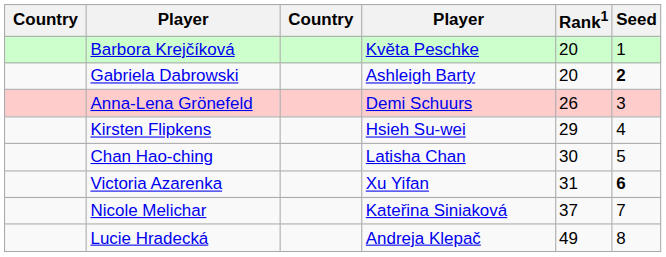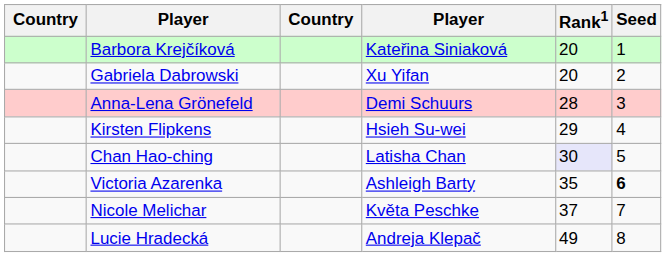(422, 49) Květa Peschke -> (437, 49) Kateřina Siniaková
(420, 76) Ashleigh Barty -> (397, 76) Xu Yifan
(621, 76) bold -> (621, 76) normal
(569, 103) 26 -> (569, 103) 28
(569, 157) no background -> (569, 157) lavender background
(397, 183) Xu Yifan -> (420, 183) Ashleigh Barty
(569, 183) 31 -> (569, 183) 35
(437, 210) Kateřina Siniaková -> (422, 210) Květa Peschke
